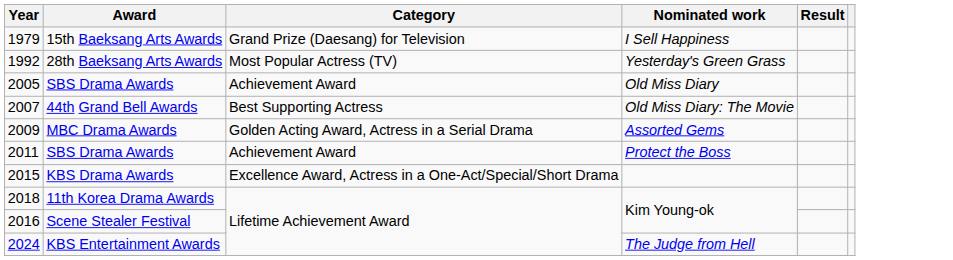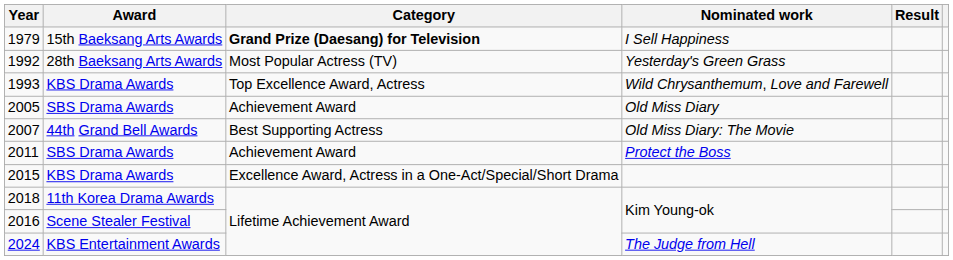(347, 38) normal -> (354, 38) bold
+ row: (24, 84)
- row: (24, 130)
